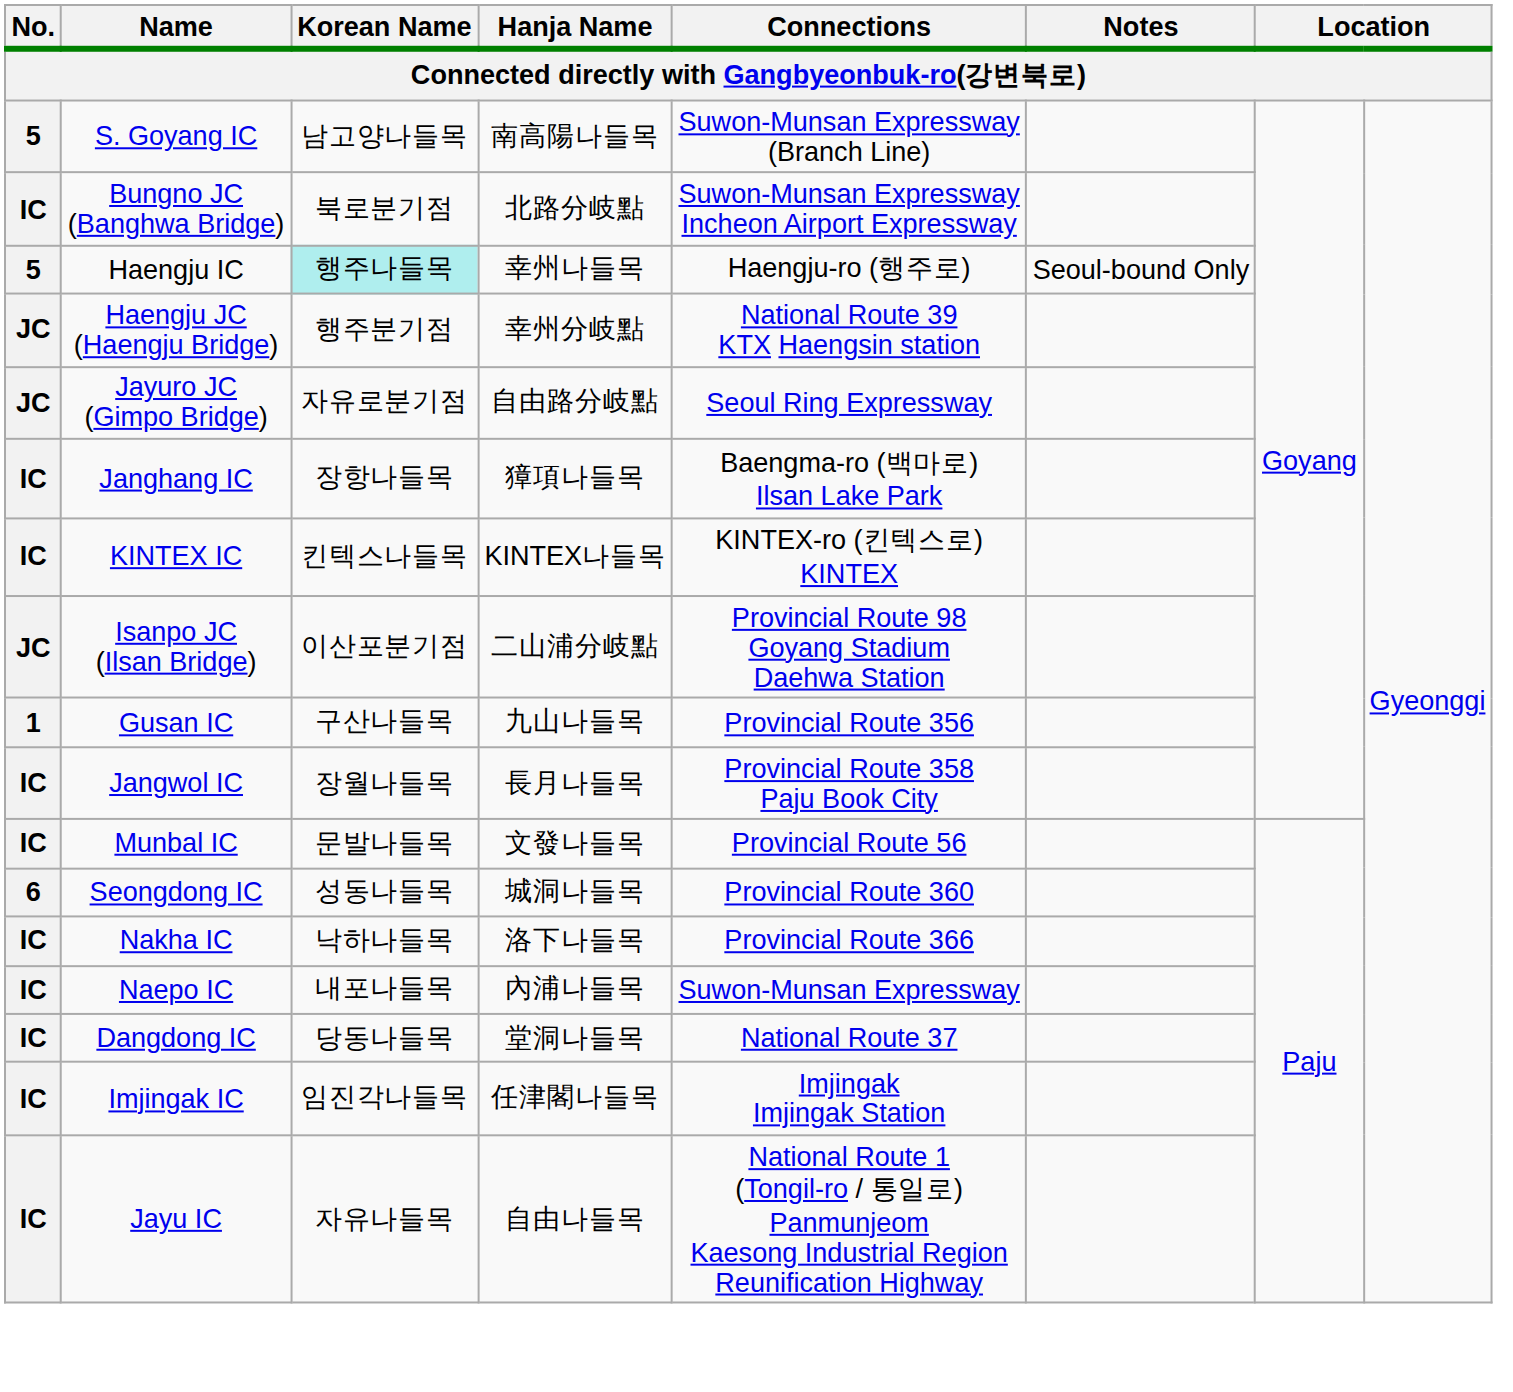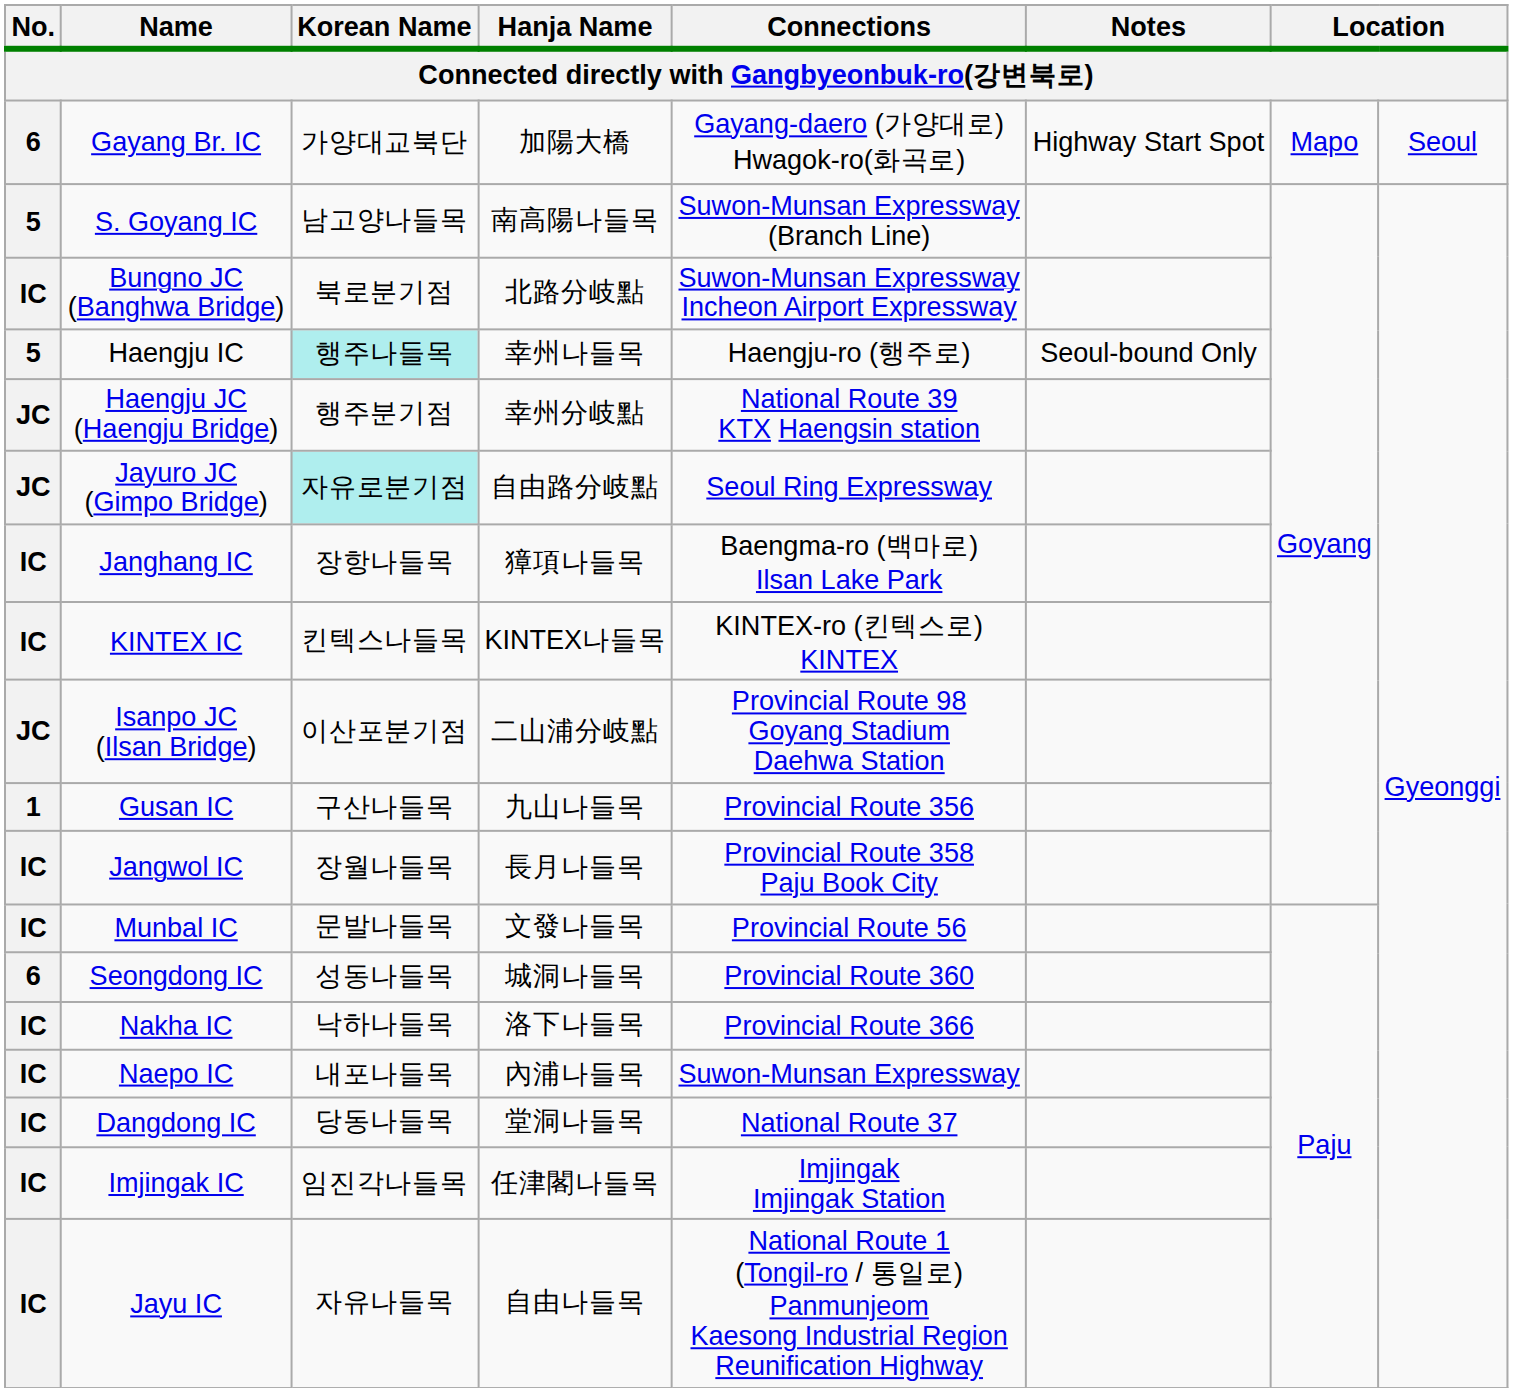+ row: (176, 142)
(384, 401) no background -> (384, 486) paleturquoise background
